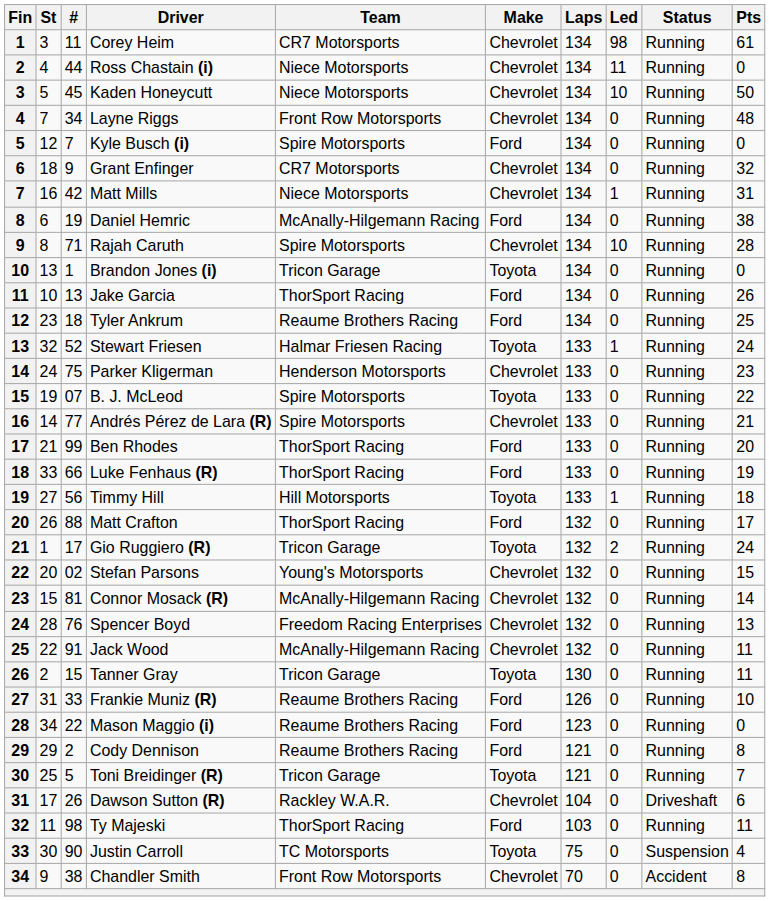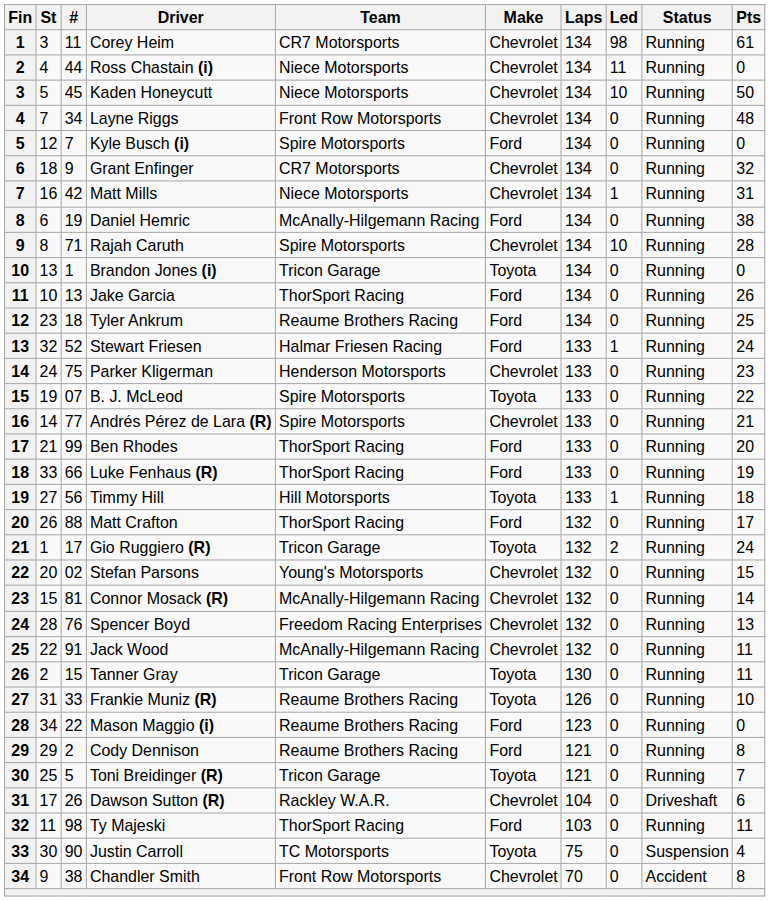(513, 346) Toyota -> (506, 346) Ford
(506, 700) Ford -> (513, 700) Toyota
